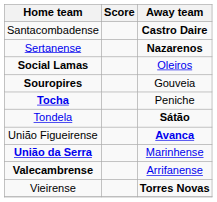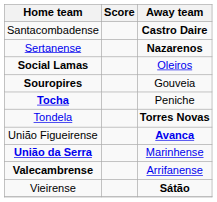(175, 118) Sátão -> (175, 118) Torres Novas
(175, 188) Torres Novas -> (175, 188) Sátão
